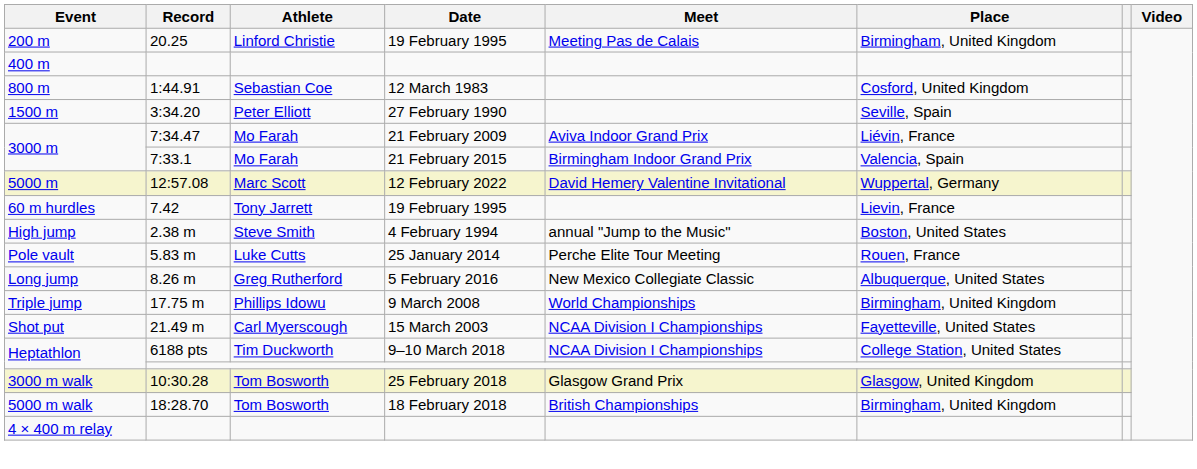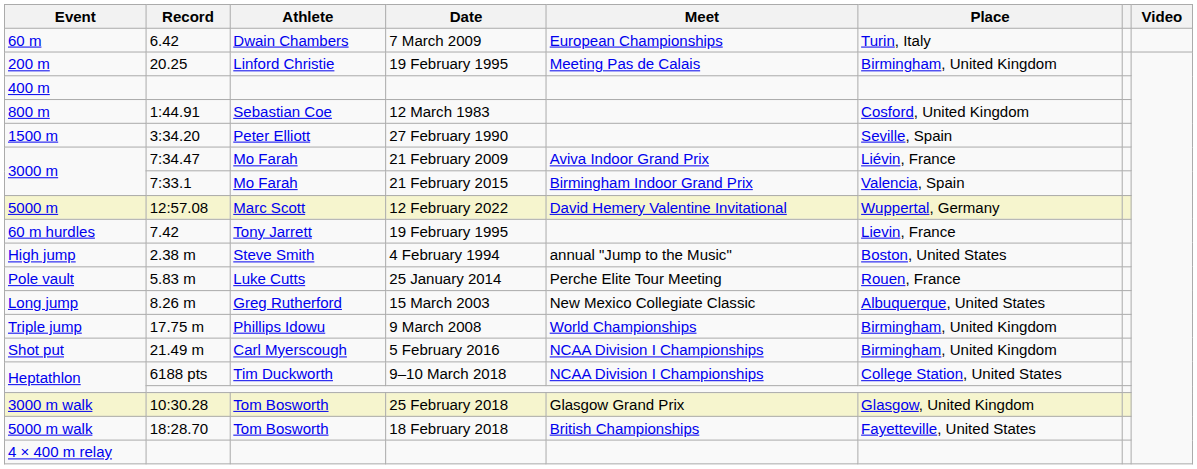+ row: (25, 40)
(443, 279) 5 February 2016 -> (439, 302) 15 March 2003
(438, 326) 15 March 2003 -> (444, 350) 5 February 2016
(948, 326) Fayetteville, United States -> (959, 350) Birmingham, United Kingdom
(958, 405) Birmingham, United Kingdom -> (948, 429) Fayetteville, United States
